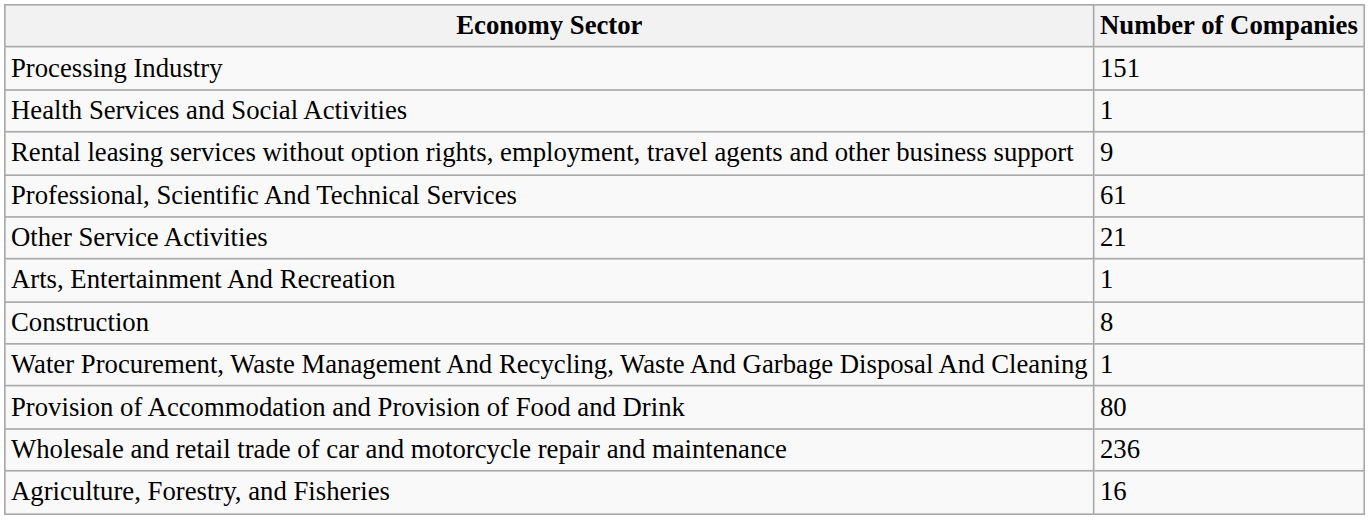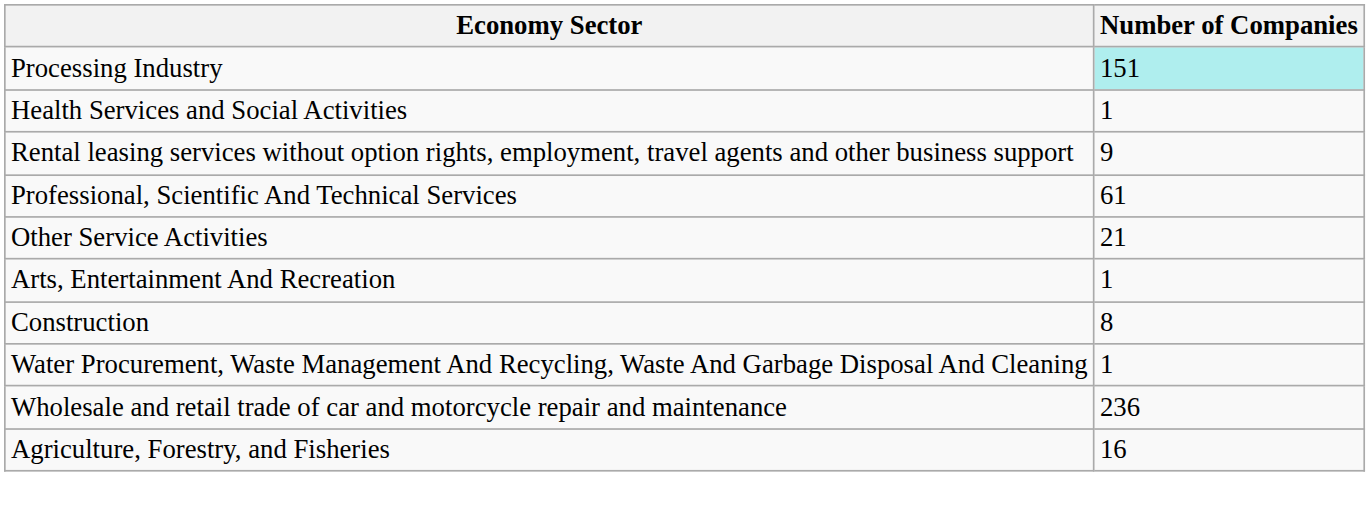(1120, 68) no background -> (1120, 68) paleturquoise background
- row: (348, 407)
